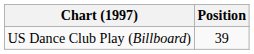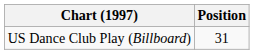(222, 37) 39 -> (222, 37) 31
